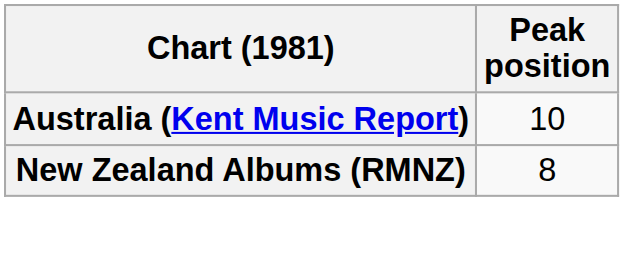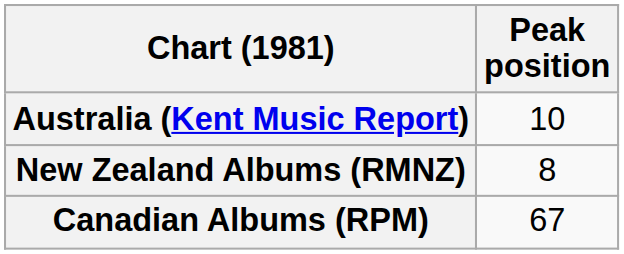+ row: (241, 221)
